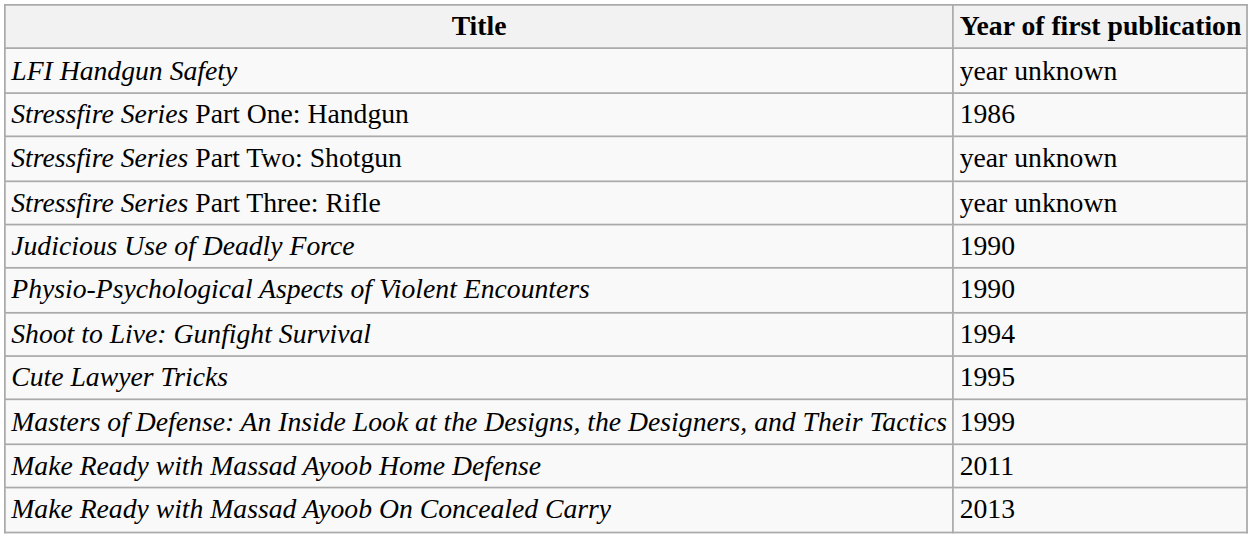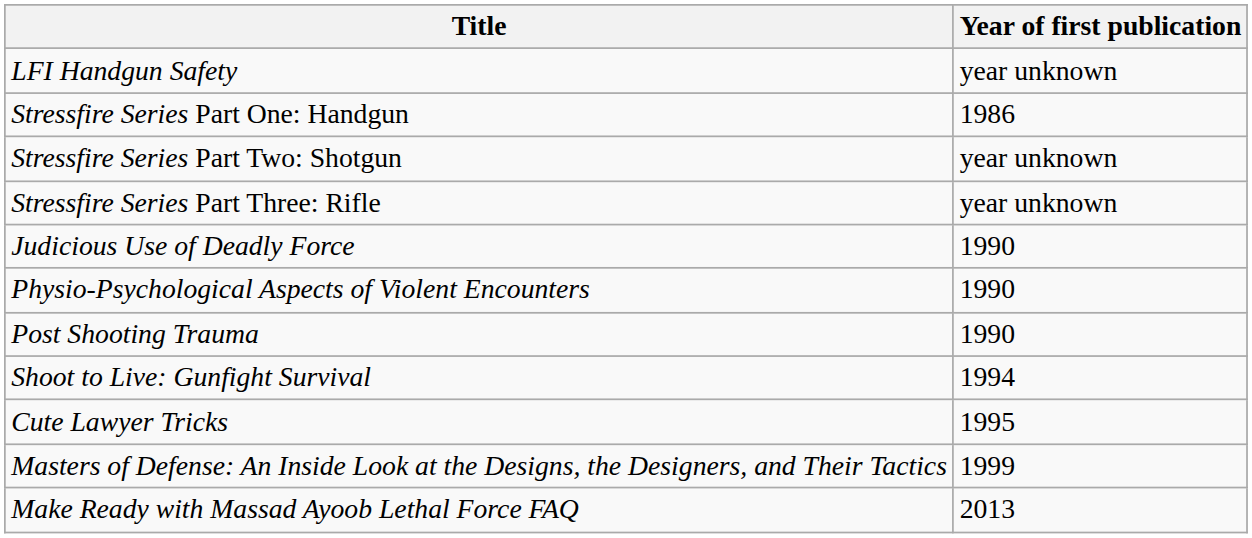+ row: (135, 333)
- row: (276, 465)
- row: (311, 509)
+ row: (295, 509)
